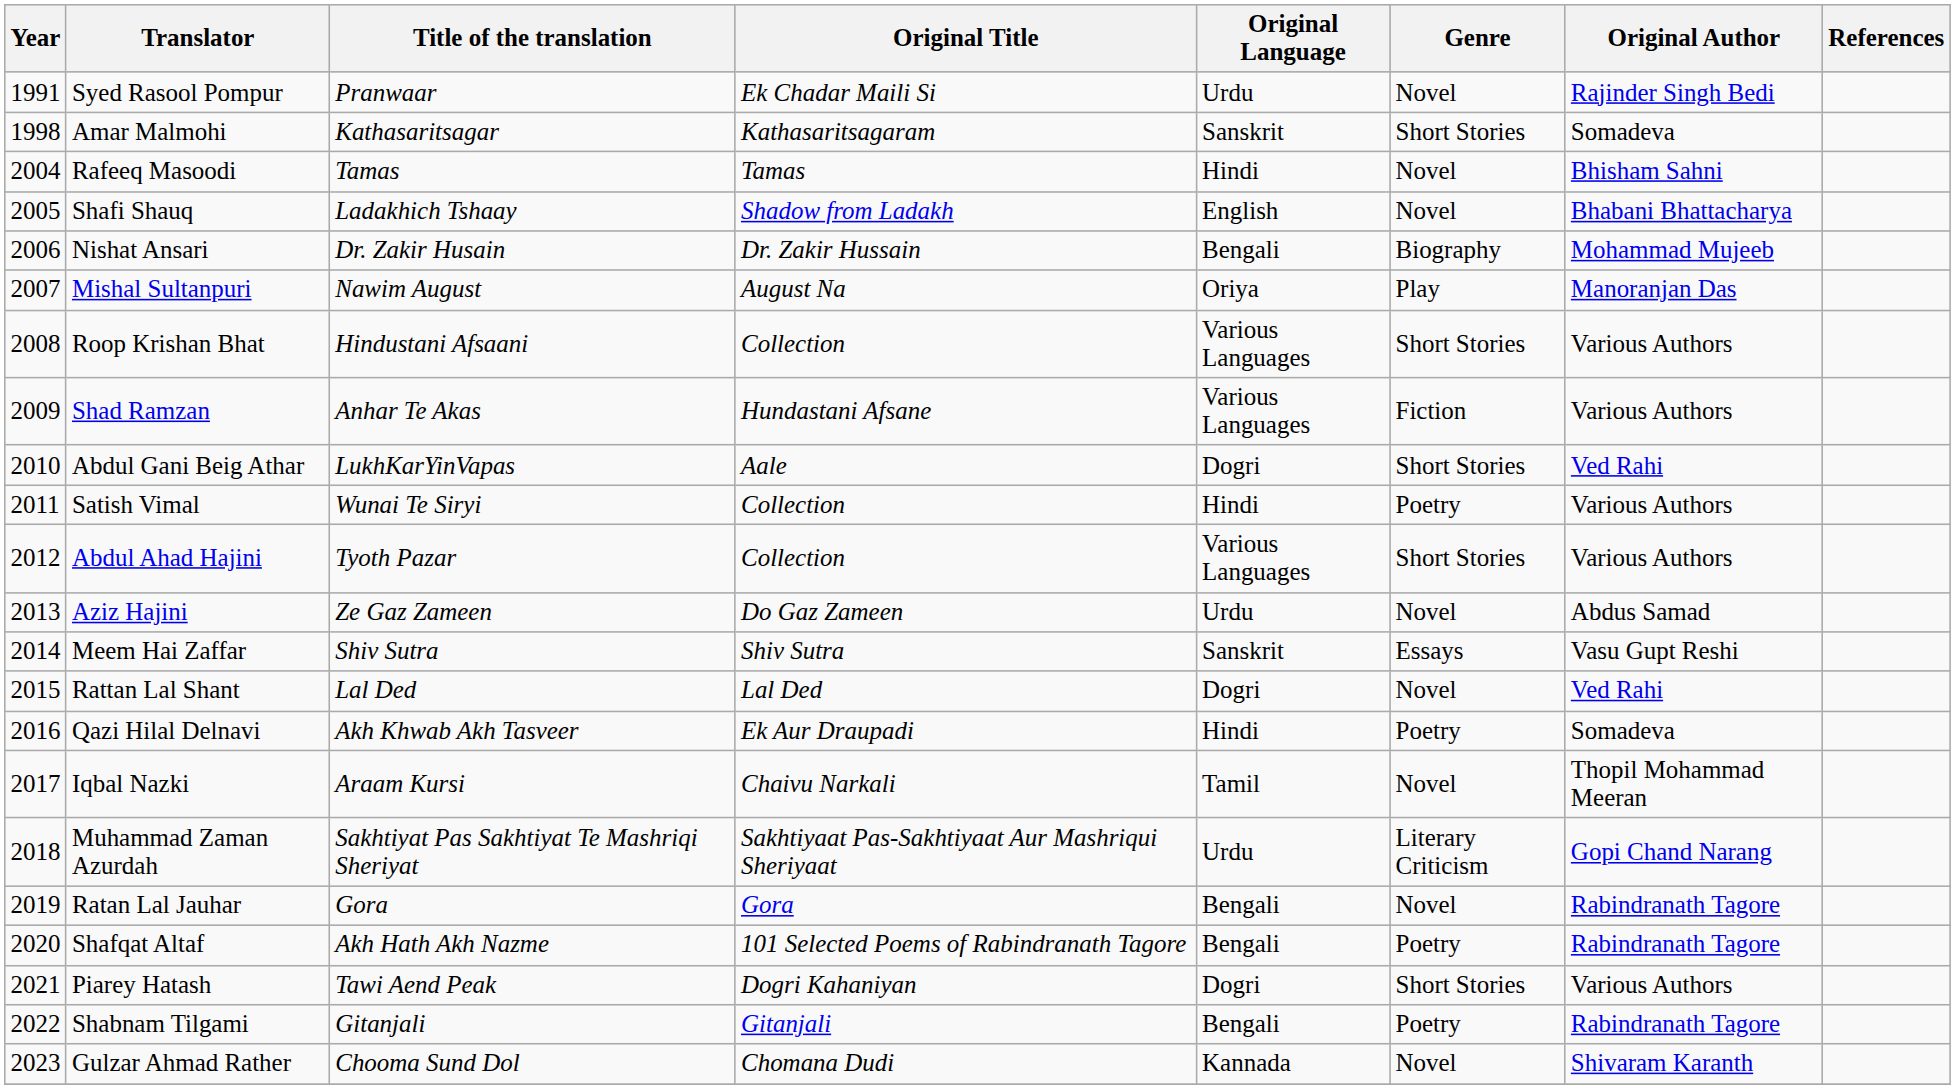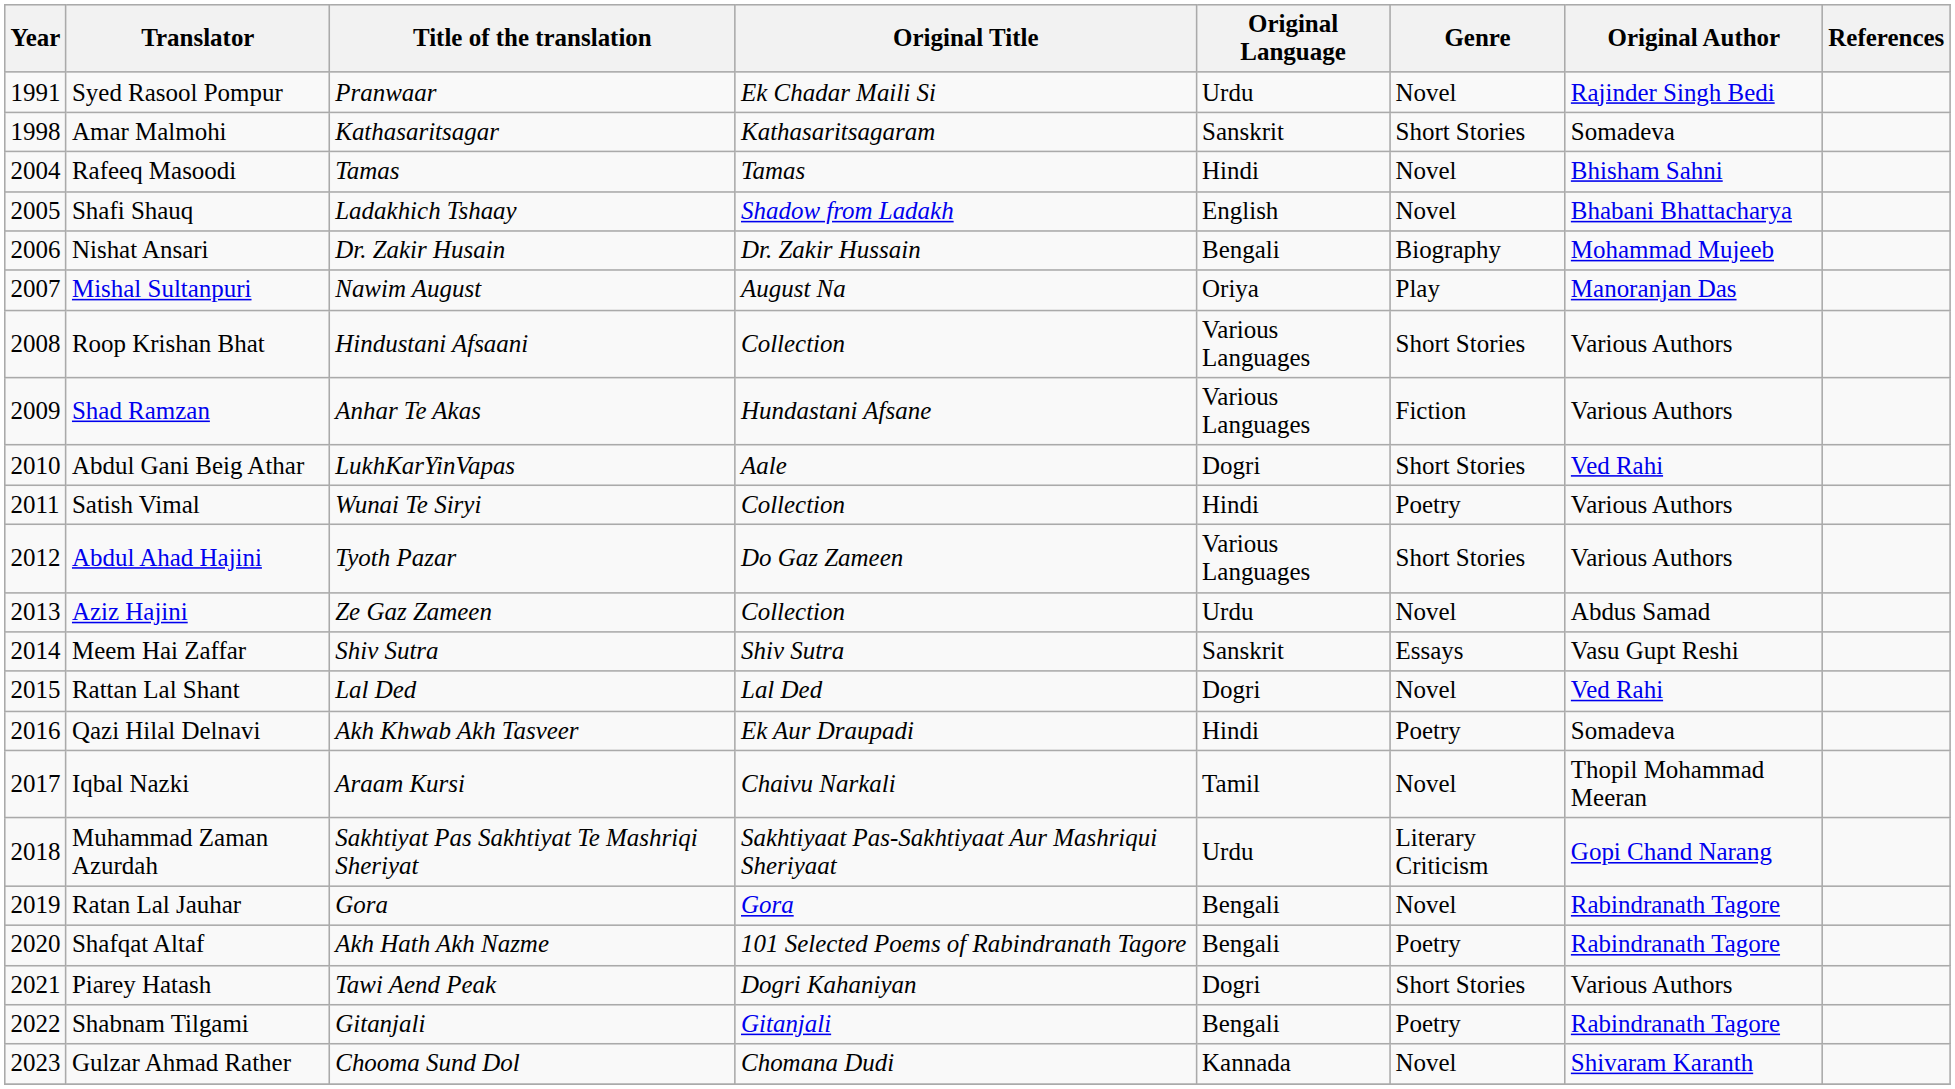(793, 558) Collection -> (822, 558) Do Gaz Zameen
(822, 611) Do Gaz Zameen -> (793, 611) Collection
